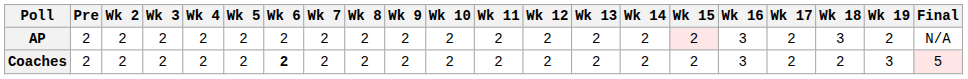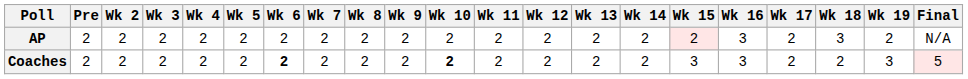(450, 62) normal -> (450, 62) bold
(694, 62) 2 -> (694, 62) 3
